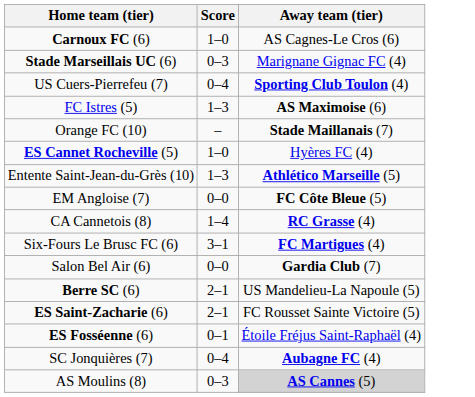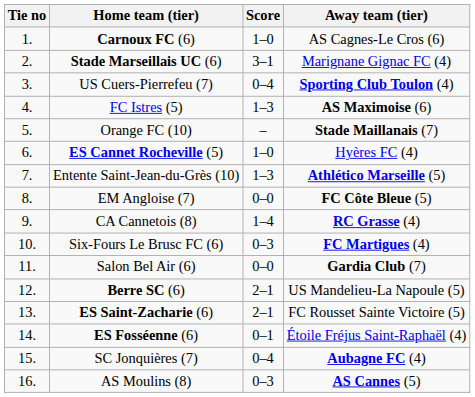+ column: (27, 15)
(218, 61) 0–3 -> (263, 61) 3–1
(218, 244) 3–1 -> (263, 244) 0–3
(331, 381) lightgrey background -> (376, 381) no background
